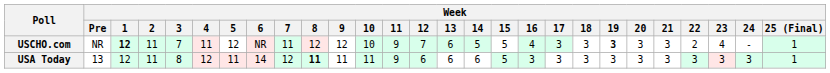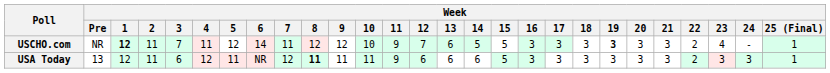(260, 44) NR -> (260, 44) 14
(532, 44) 4 -> (532, 44) 3
(179, 60) 8 -> (179, 60) 6
(260, 60) 14 -> (260, 60) NR
(695, 60) 3 -> (695, 60) 2
